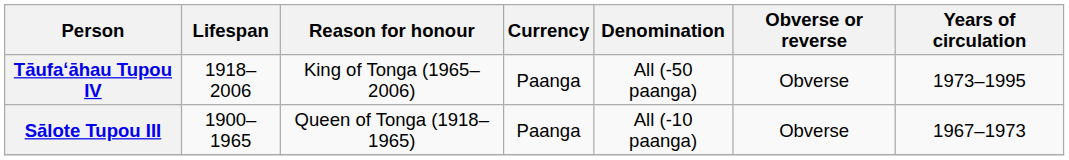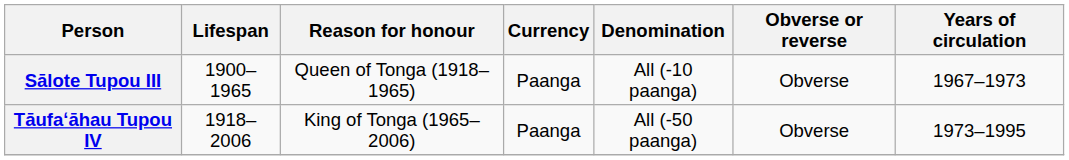rows swapped: (93, 130) <-> (93, 80)
